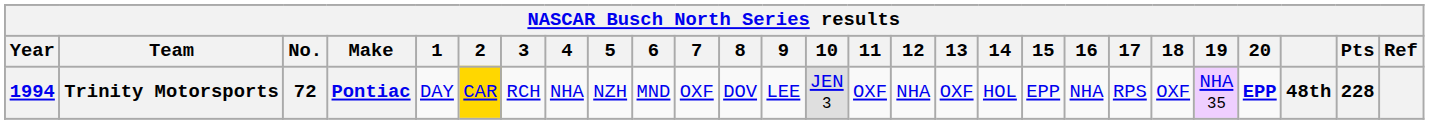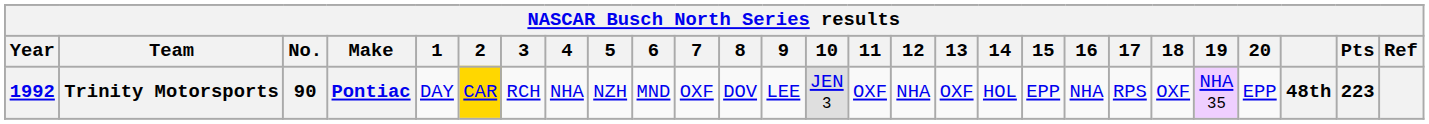(32, 92) 1994 -> (32, 92) 1992
(305, 92) 72 -> (305, 92) 90
(1260, 92) bold -> (1260, 92) normal
(1358, 92) 228 -> (1358, 92) 223
